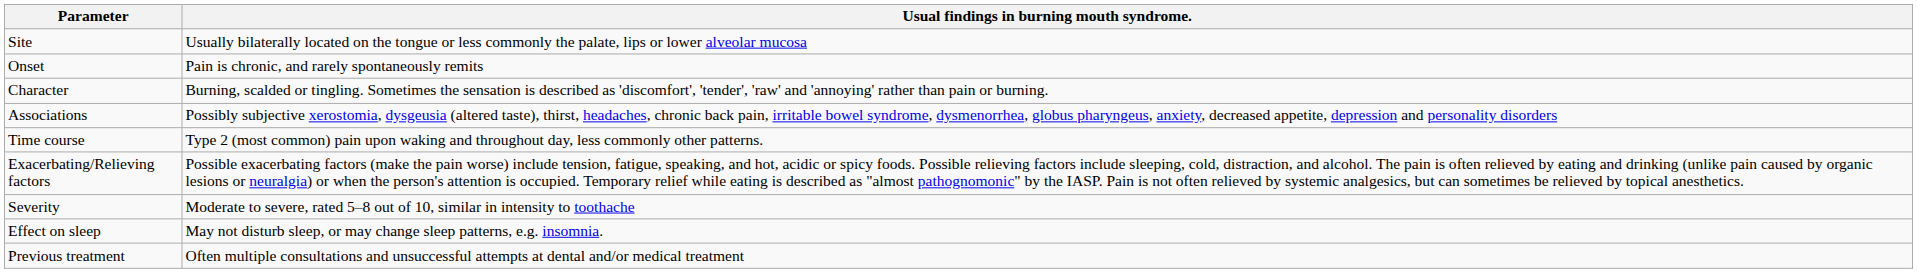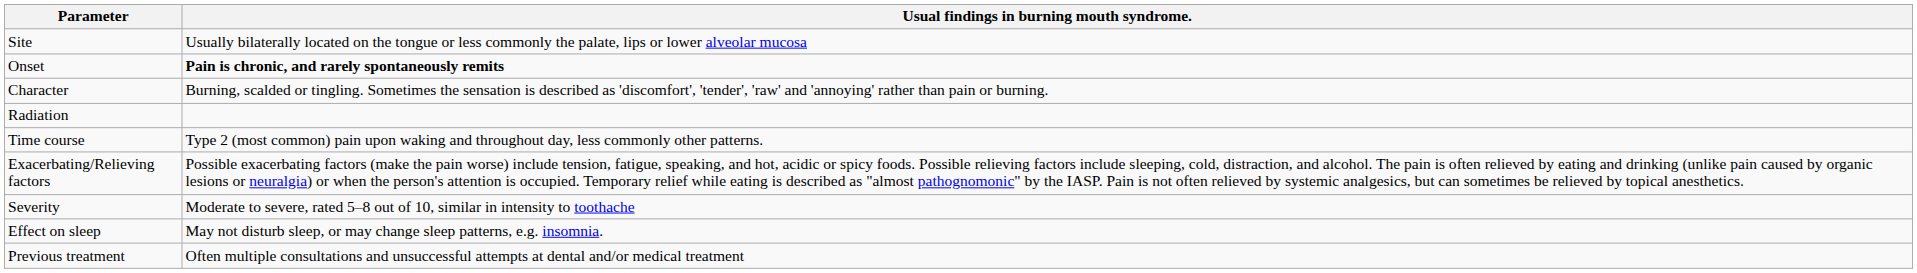(334, 66) normal -> (345, 66) bold
+ row: (38, 115)
- row: (48, 115)
